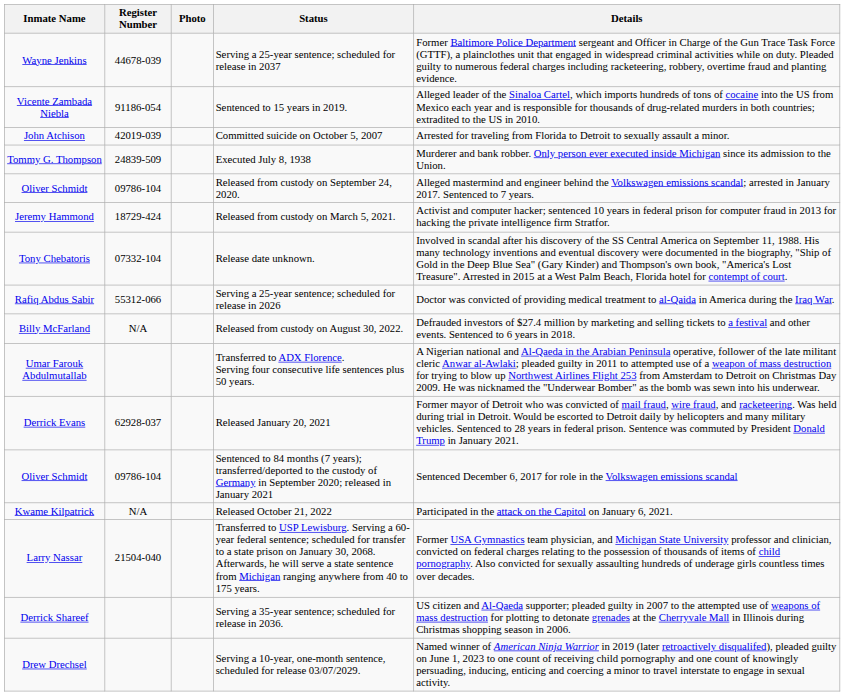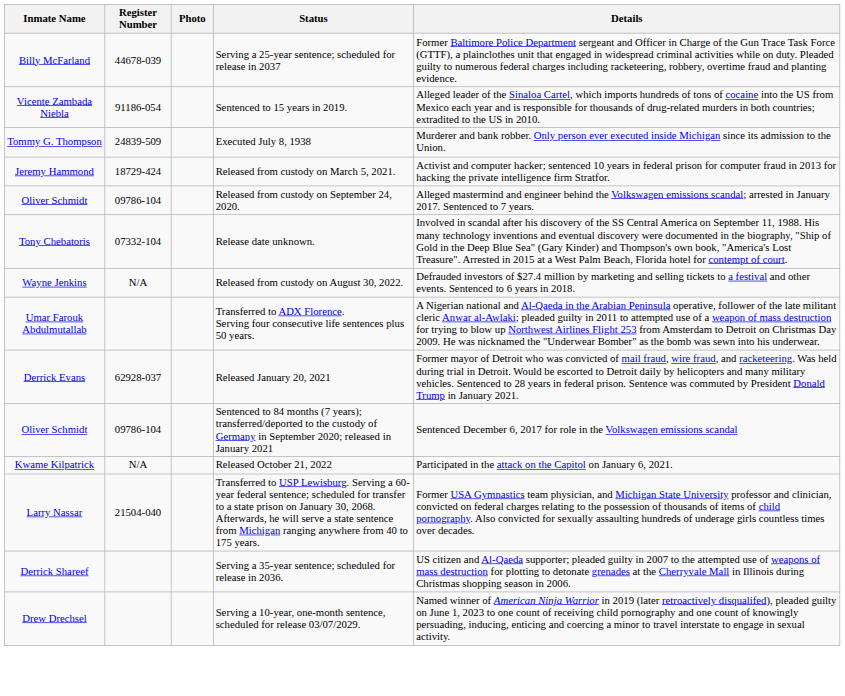(54, 60) Wayne Jenkins -> (54, 60) Billy McFarland
- row: (299, 136)
rows swapped: (306, 217) <-> (304, 188)
- row: (305, 299)
(54, 328) Billy McFarland -> (54, 282) Wayne Jenkins
